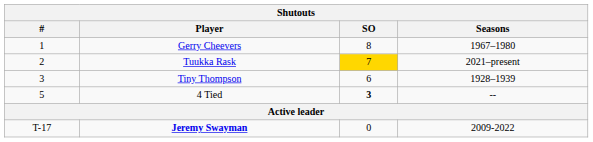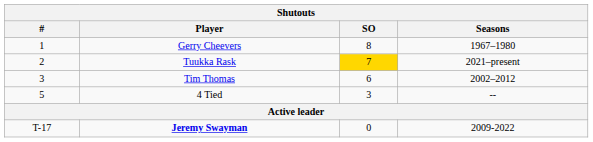- row: (210, 79)
+ row: (210, 79)
(369, 95) bold -> (369, 95) normal
